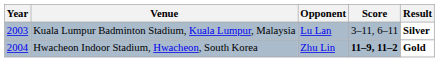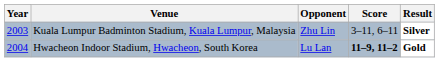(316, 31) Lu Lan -> (318, 31) Zhu Lin
(318, 48) Zhu Lin -> (316, 48) Lu Lan
